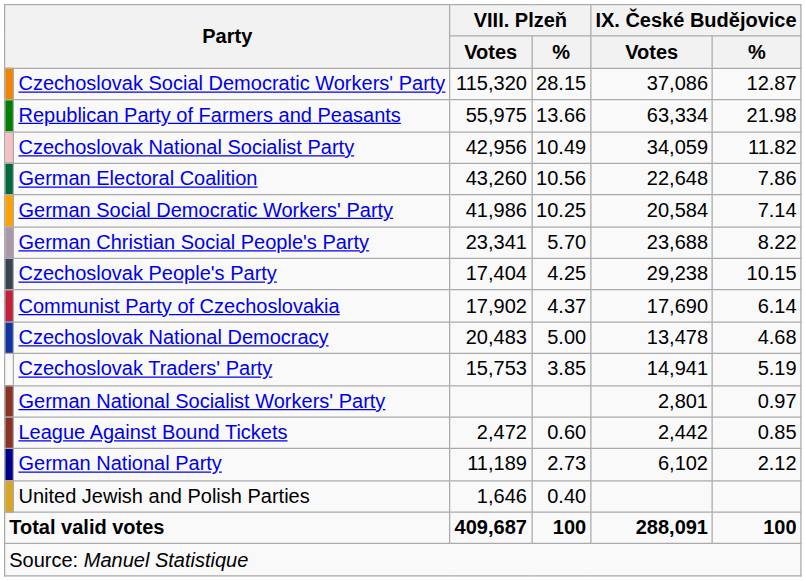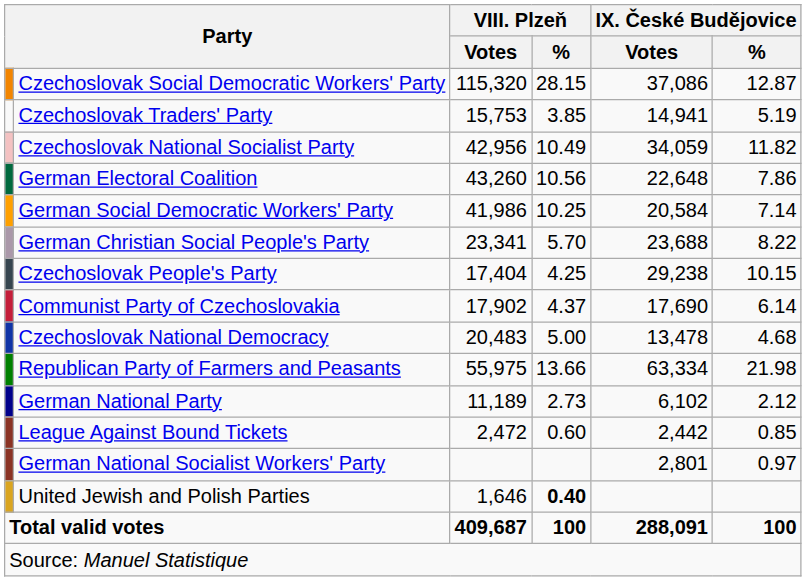rows swapped: (210, 115) <-> (145, 369)
rows swapped: (120, 464) <-> (202, 400)
(567, 496) normal -> (567, 496) bold
